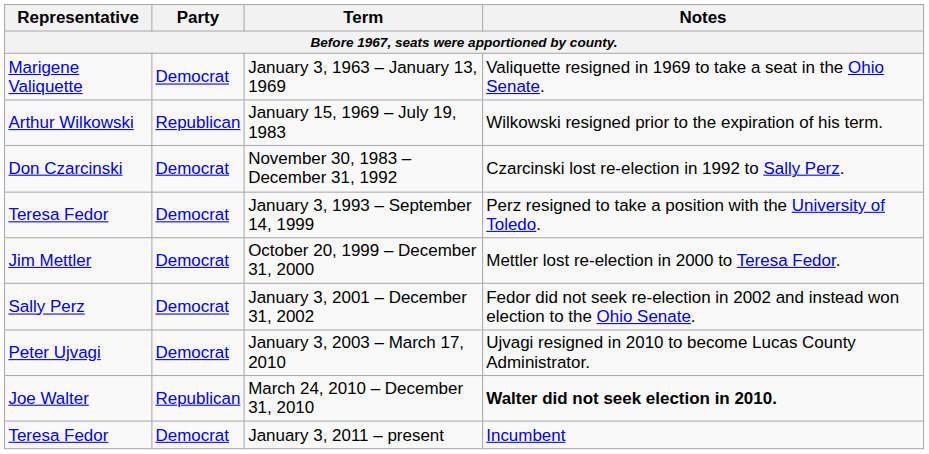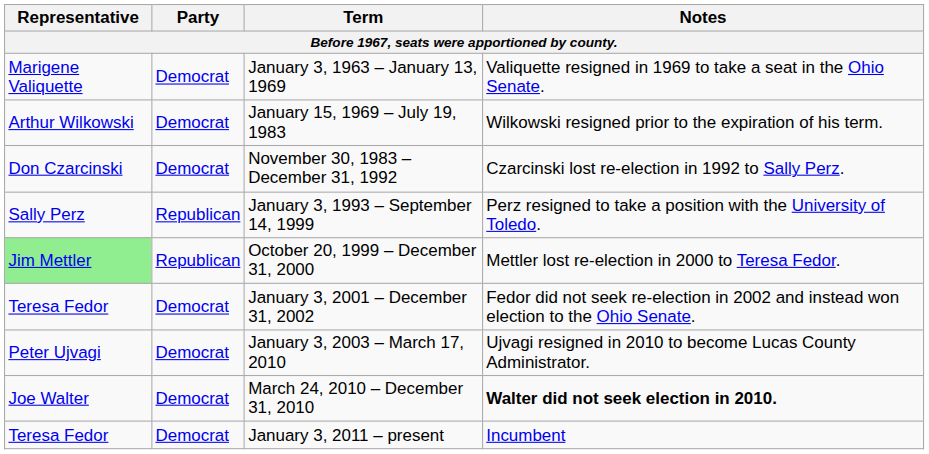(198, 122) Republican -> (192, 122) Democrat
(58, 214) Teresa Fedor -> (47, 214) Sally Perz
(192, 214) Democrat -> (198, 214) Republican
(50, 260) no background -> (50, 260) lightgreen background
(192, 260) Democrat -> (198, 260) Republican
(47, 306) Sally Perz -> (58, 306) Teresa Fedor
(198, 398) Republican -> (192, 398) Democrat
